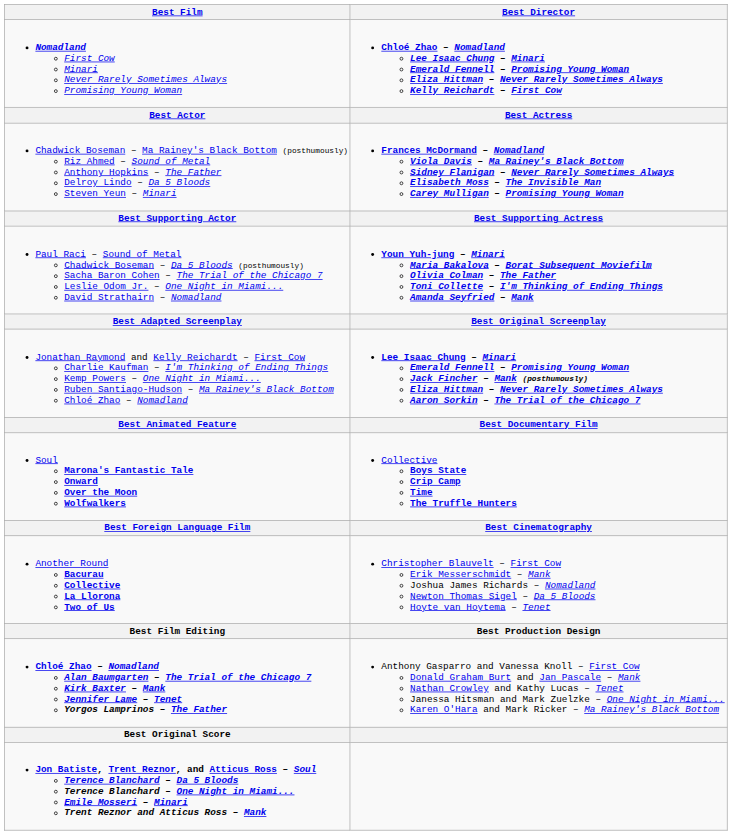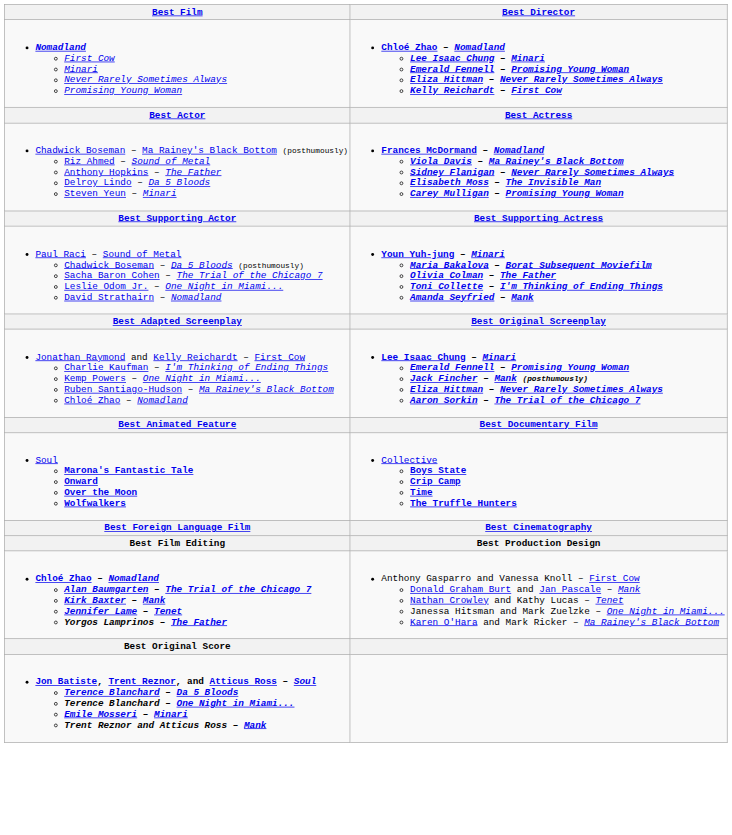- row: (177, 585)
